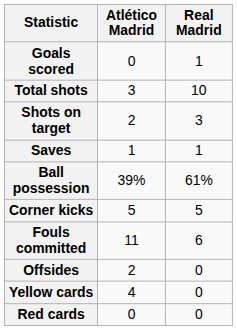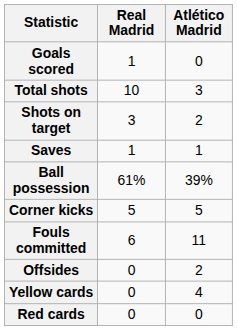columns swapped: (199, 23) <-> (132, 23)
